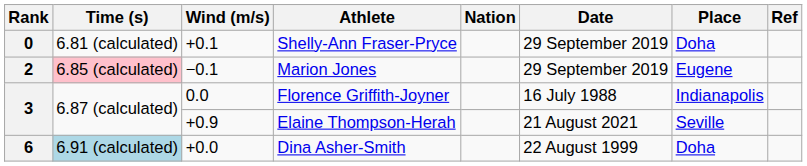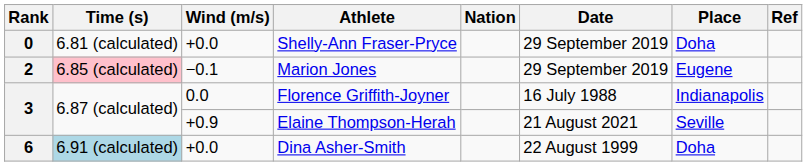(202, 43) +0.1 -> (202, 43) +0.0
